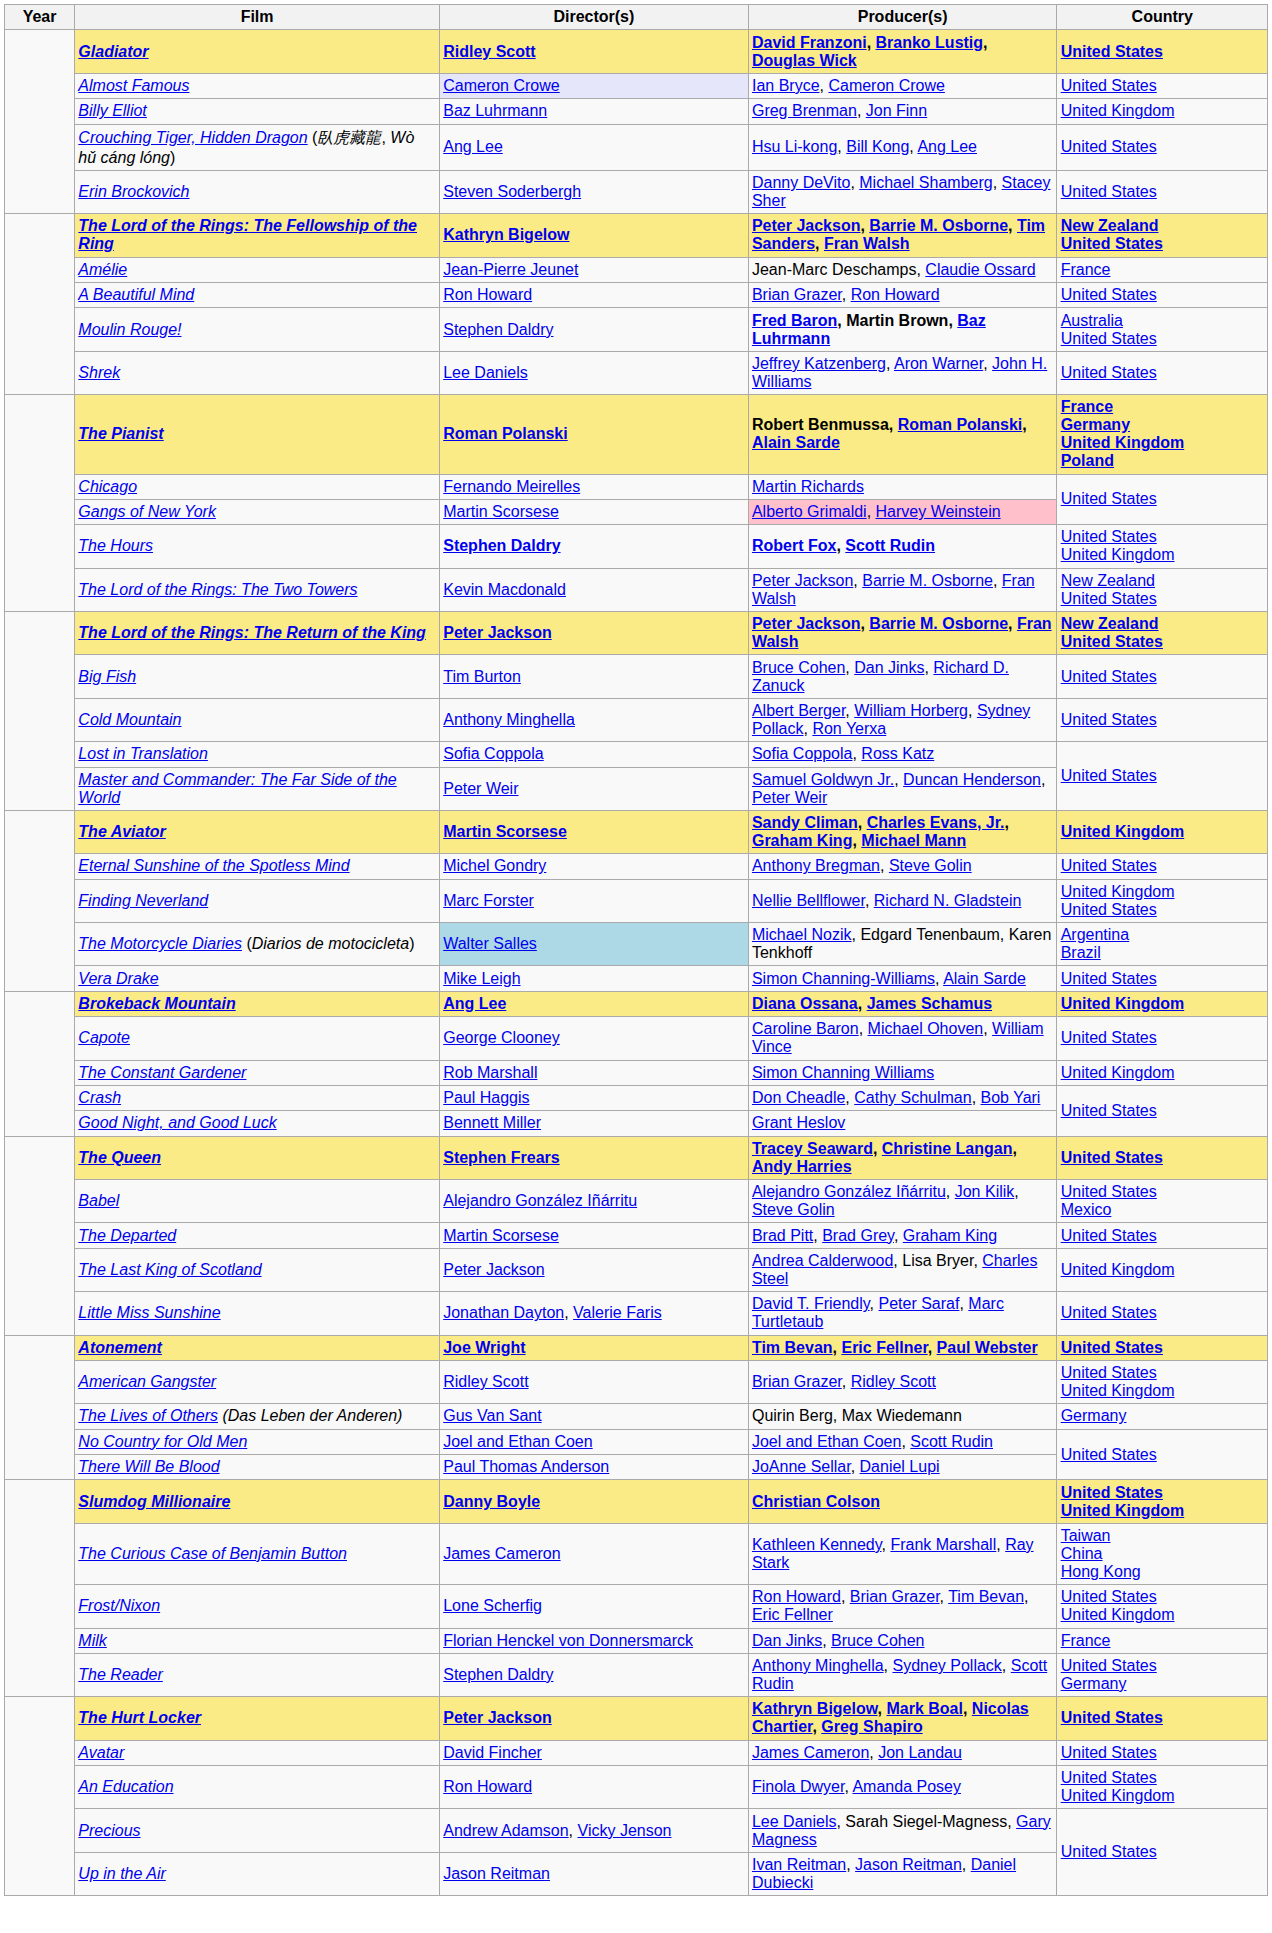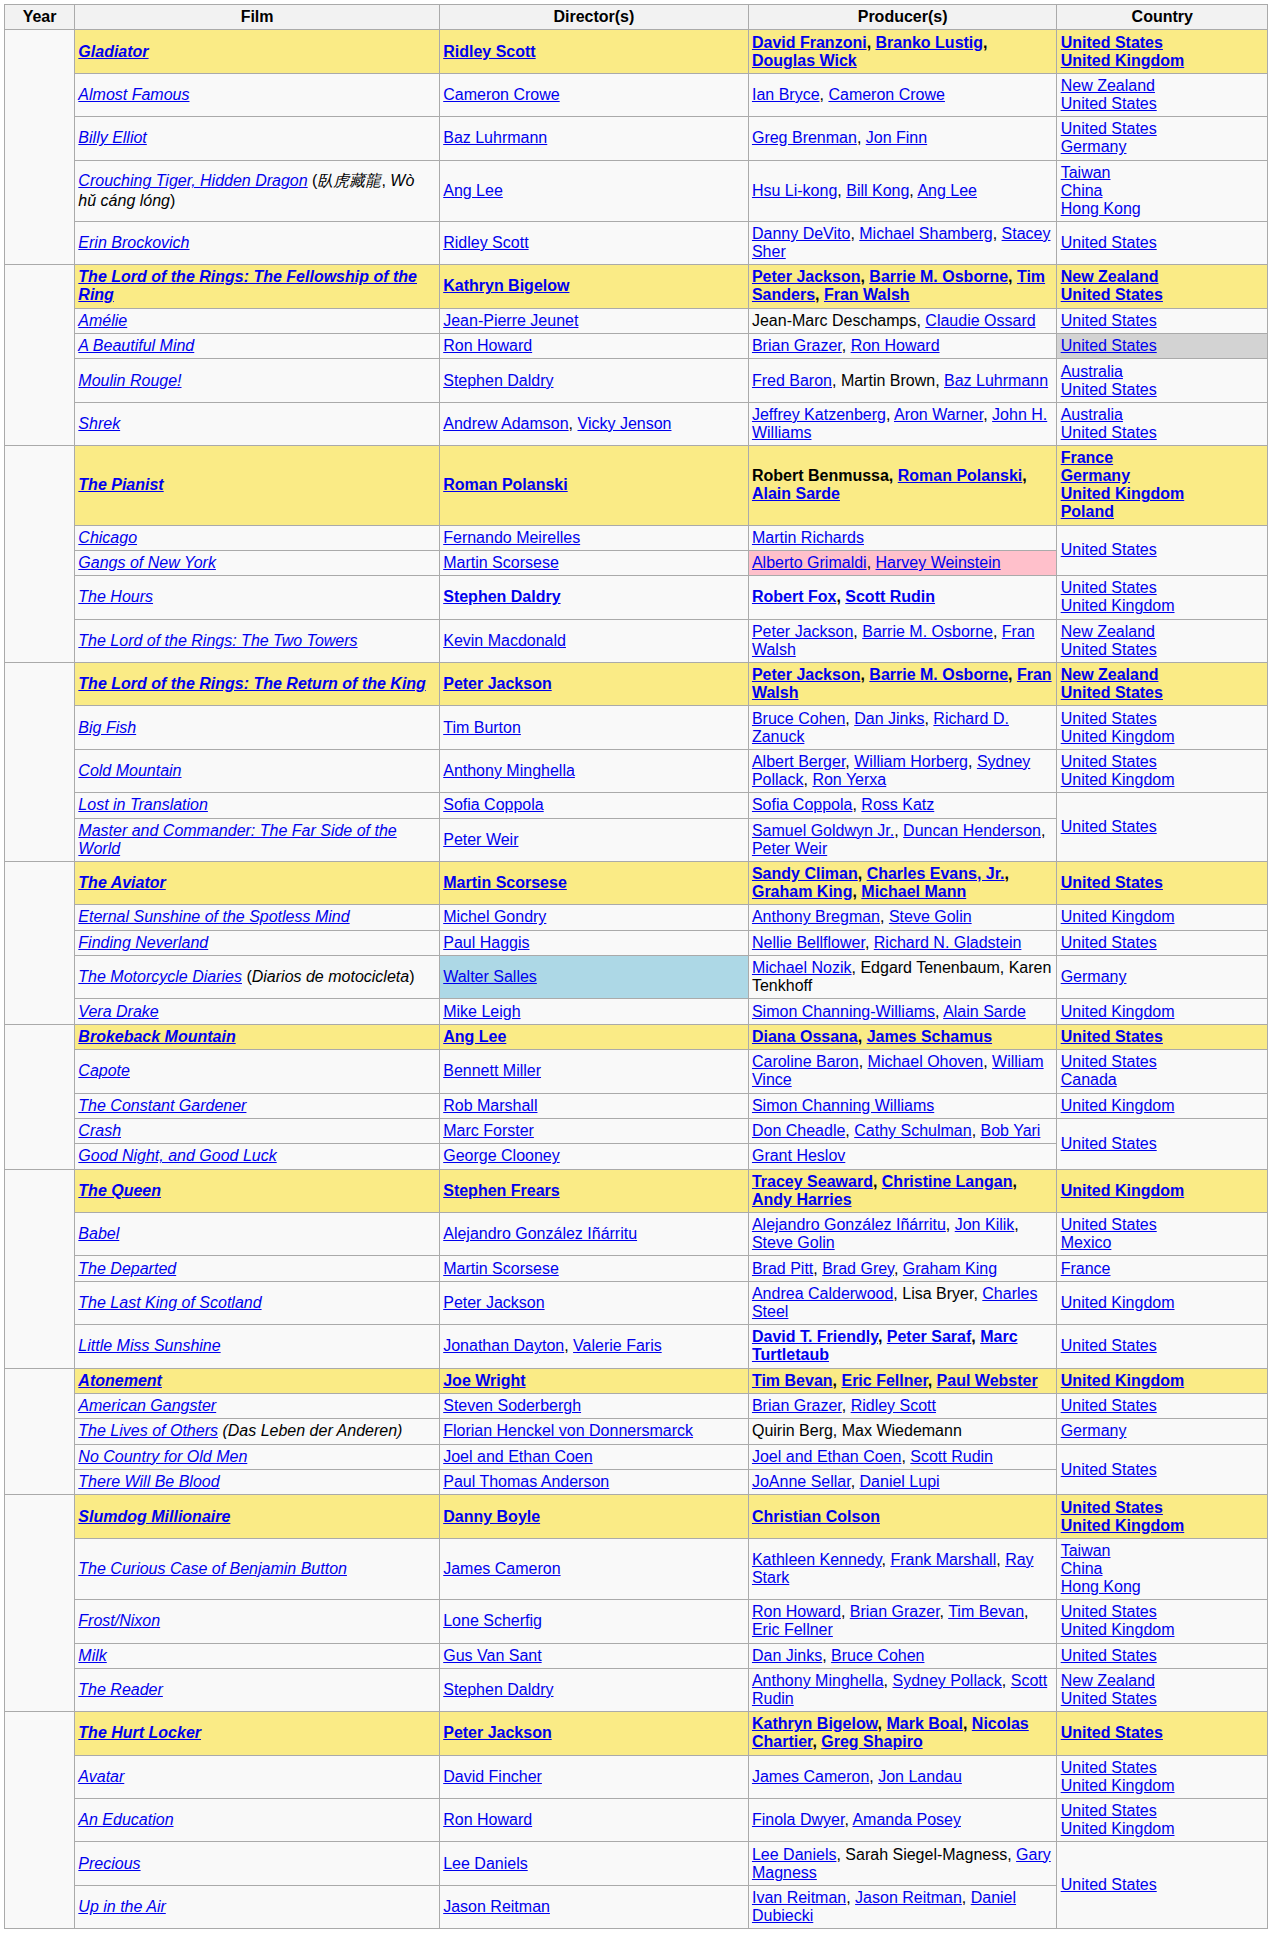(1112, 51) United States -> (1122, 51) United States United Kingdom
(501, 85) lavender background -> (501, 94) no background
(1109, 85) United States -> (1109, 94) New Zealand United States
(1118, 111) United Kingdom -> (1109, 138) United States Germany
(1109, 147) United States -> (1101, 190) Taiwan China Hong Kong
(512, 192) Steven Soderbergh -> (486, 243) Ridley Scott
(1086, 269) France -> (1109, 320) United States
(1109, 295) no background -> (1109, 346) lightgrey background
(869, 329) bold -> (900, 380) normal
(485, 372) Lee Daniels -> (557, 423) Andrew Adamson, Vicky Jenson
(1109, 372) United States -> (1109, 423) Australia United States
(1109, 676) United States -> (1118, 727) United States United Kingdom
(1109, 719) United States -> (1118, 770) United States United Kingdom
(1122, 832) United Kingdom -> (1112, 883) United States
(1109, 866) United States -> (1118, 917) United Kingdom
(489, 900) Marc Forster -> (486, 942) Paul Haggis
(1118, 900) United Kingdom United States -> (1109, 942) United States
(1095, 944) Argentina Brazil -> (1094, 977) Germany
(1109, 978) United States -> (1118, 1011) United Kingdom
(1122, 1003) United Kingdom -> (1112, 1036) United States
(501, 1038) George Clooney -> (492, 1071) Bennett Miller
(1109, 1038) United States -> (1109, 1071) United States Canada
(486, 1098) Paul Haggis -> (489, 1131) Marc Forster
(492, 1123) Bennett Miller -> (501, 1156) George Clooney
(1112, 1157) United States -> (1122, 1190) United Kingdom
(1109, 1235) United States -> (1086, 1268) France
(878, 1313) normal -> (885, 1346) bold
(1112, 1347) United States -> (1122, 1380) United Kingdom
(486, 1382) Ridley Scott -> (512, 1406) Steven Soderbergh
(1118, 1382) United States United Kingdom -> (1109, 1406) United States
(492, 1416) Gus Van Sant -> (568, 1431) Florian Henckel von Donnersmarck
(568, 1640) Florian Henckel von Donnersmarck -> (492, 1655) Gus Van Sant
(1086, 1640) France -> (1109, 1655) United States
(1109, 1675) United States Germany -> (1109, 1690) New Zealand United States
(1109, 1752) United States -> (1118, 1776) United States United Kingdom
(557, 1830) Andrew Adamson, Vicky Jenson -> (485, 1863) Lee Daniels
